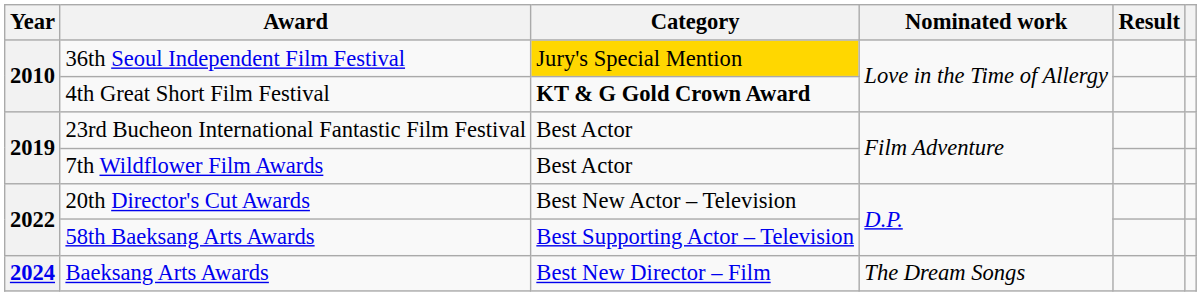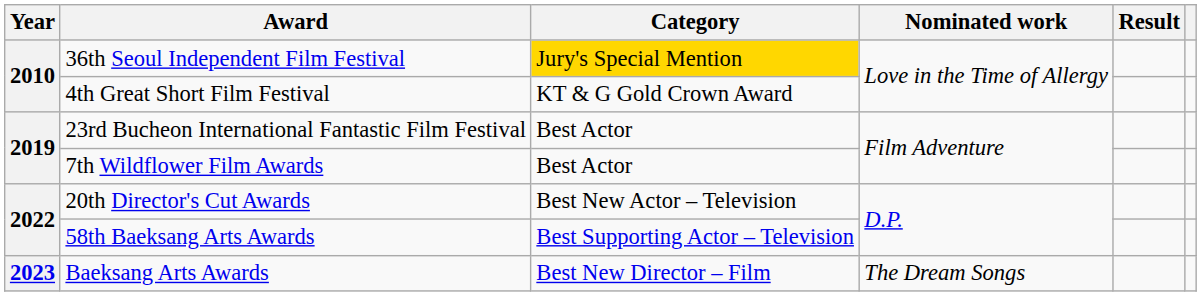(673, 93) bold -> (664, 93) normal
(32, 272) 2024 -> (32, 272) 2023
